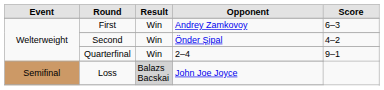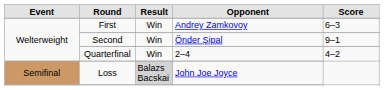(332, 39) 4–2 -> (332, 39) 9–1
(332, 53) 9–1 -> (332, 53) 4–2
